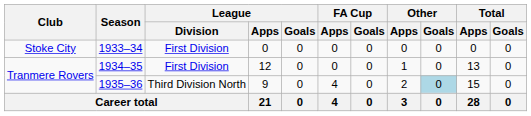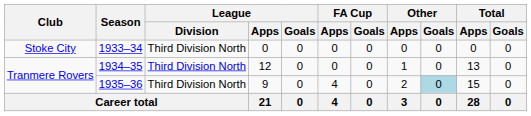(197, 48) First Division -> (197, 48) Third Division North
(197, 66) First Division -> (197, 66) Third Division North
